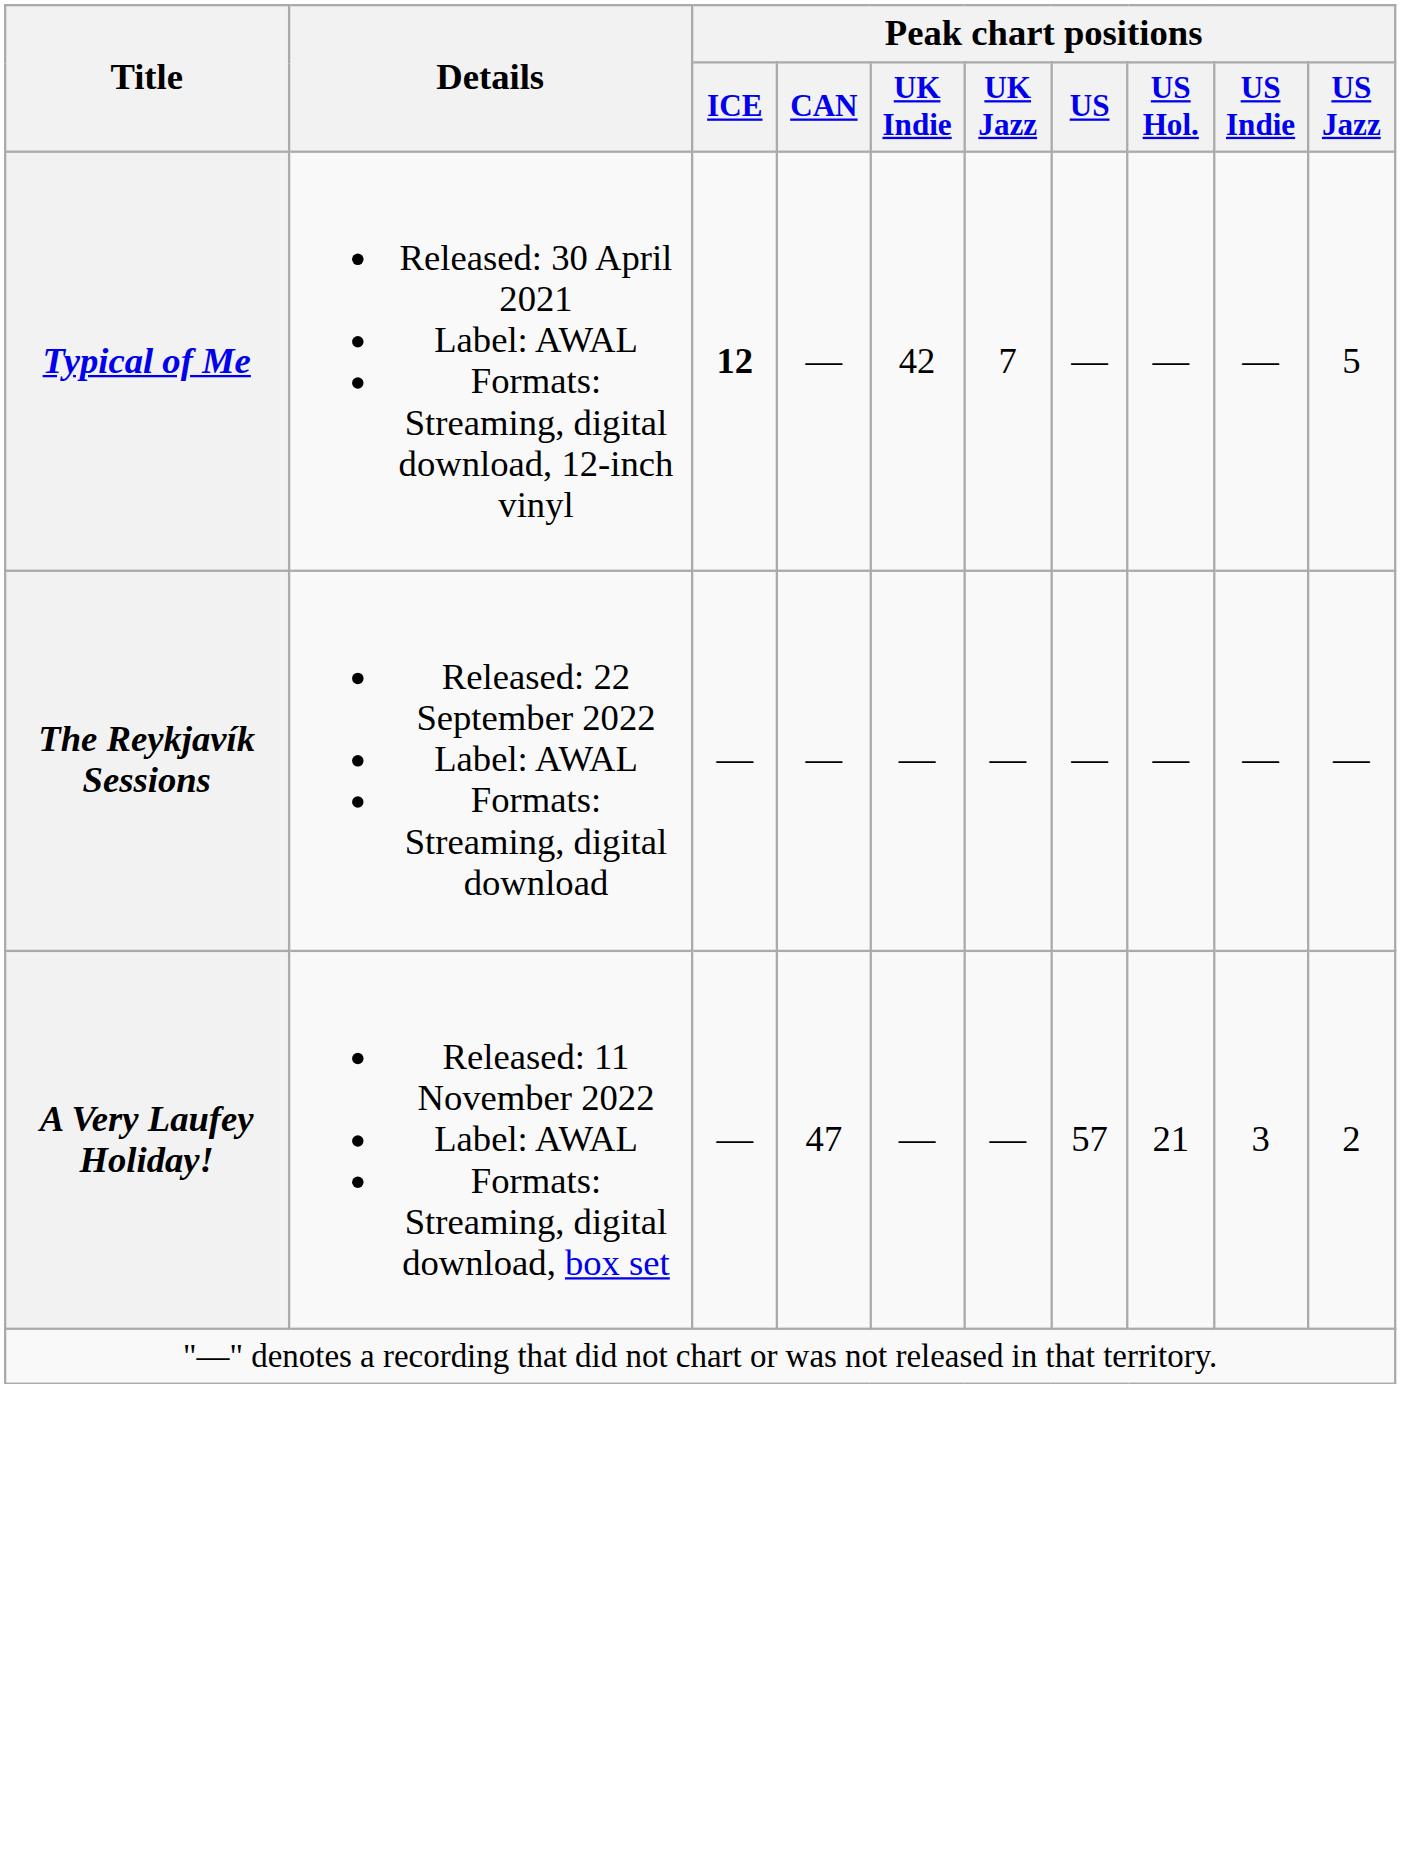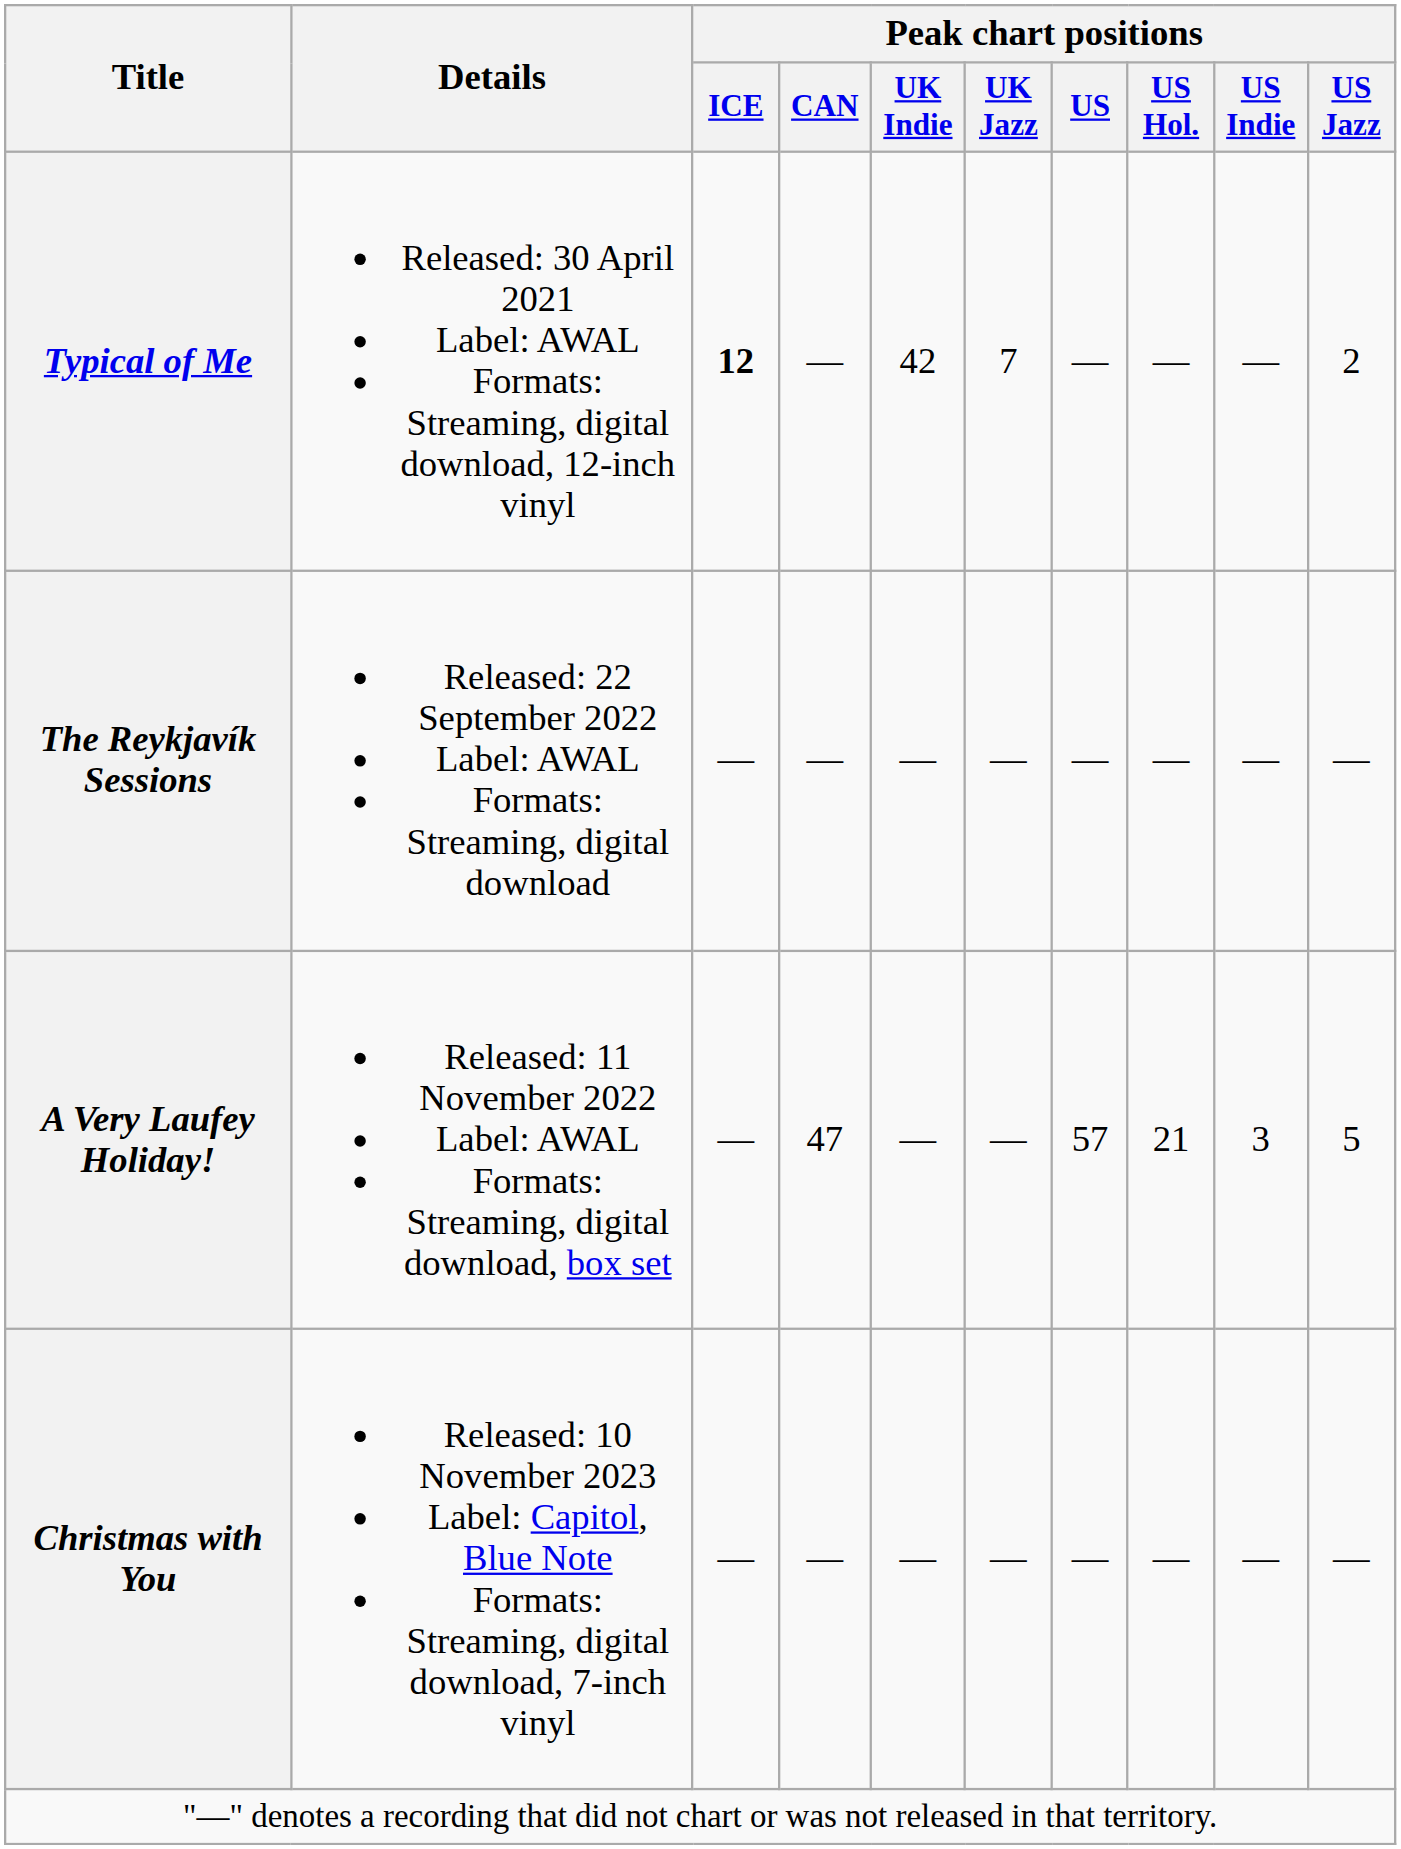(1351, 360) 5 -> (1351, 360) 2
(1351, 1138) 2 -> (1351, 1138) 5
+ row: (148, 1558)
